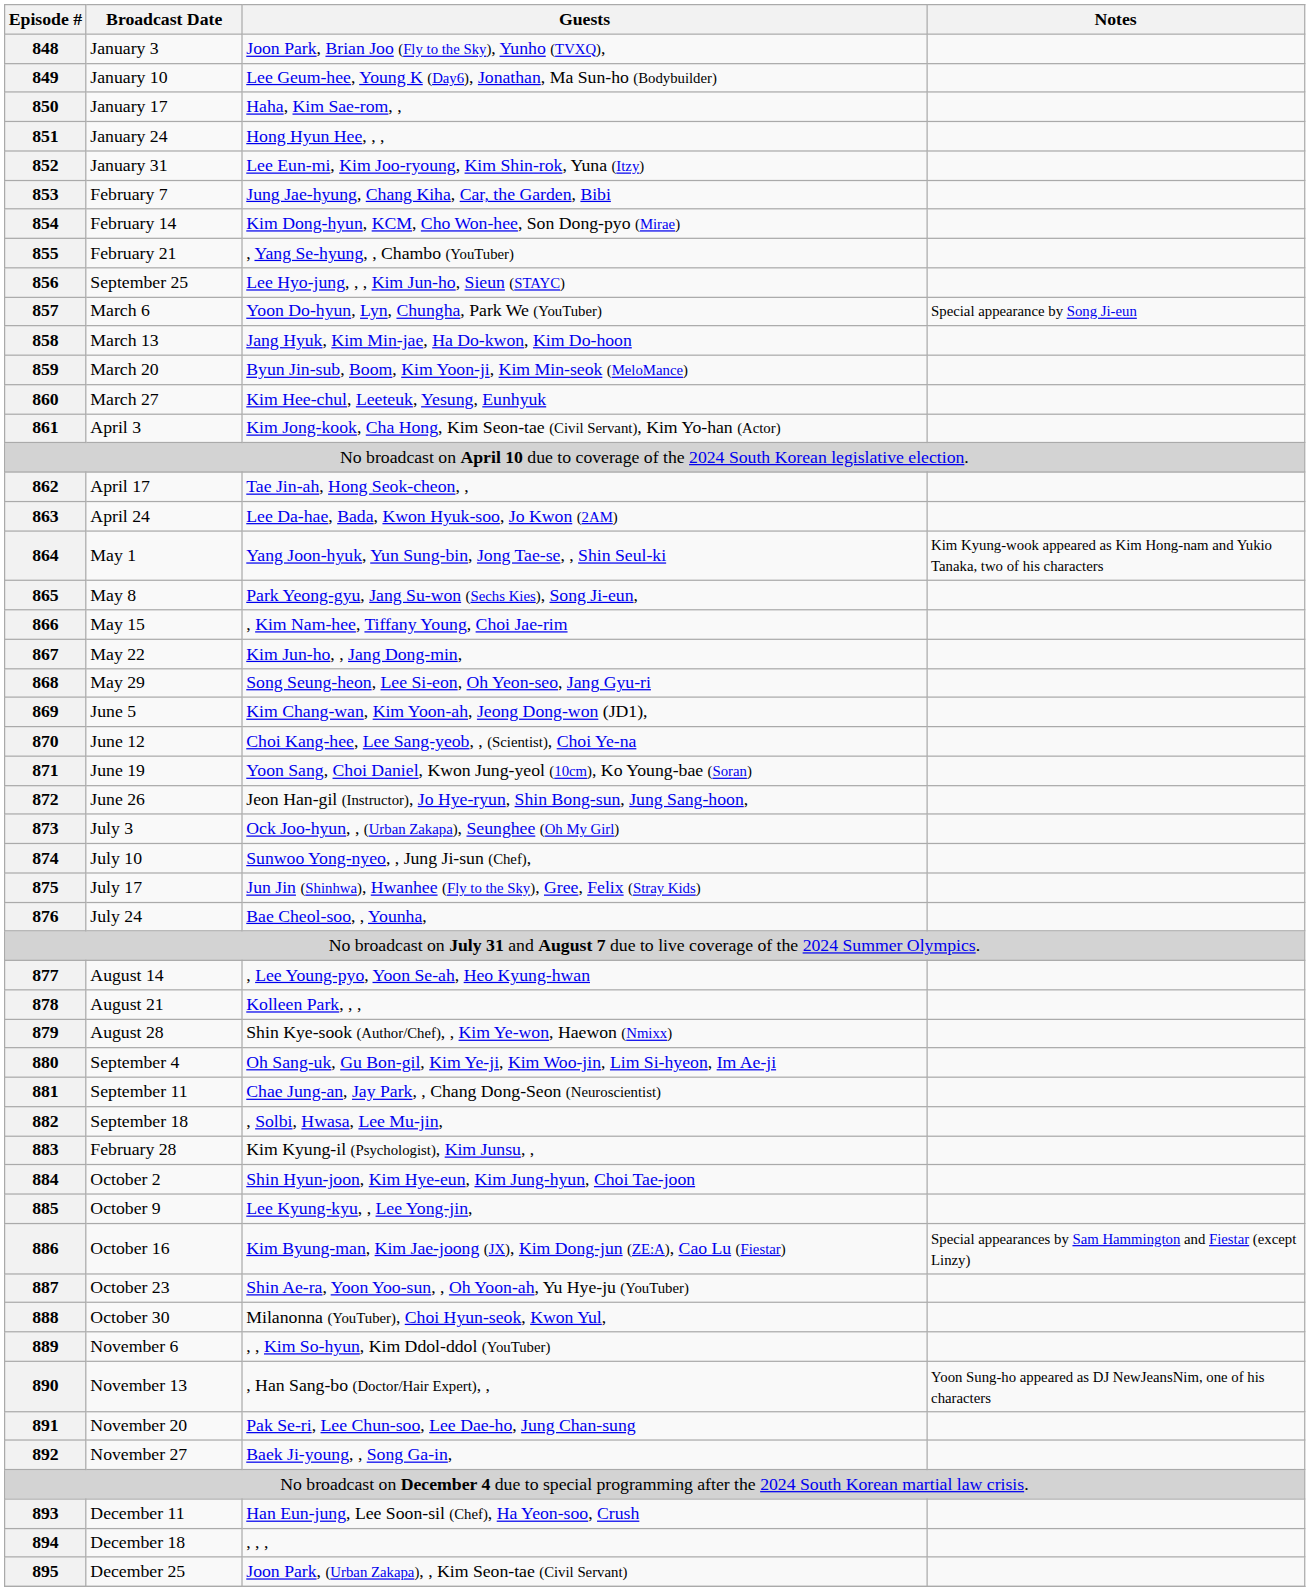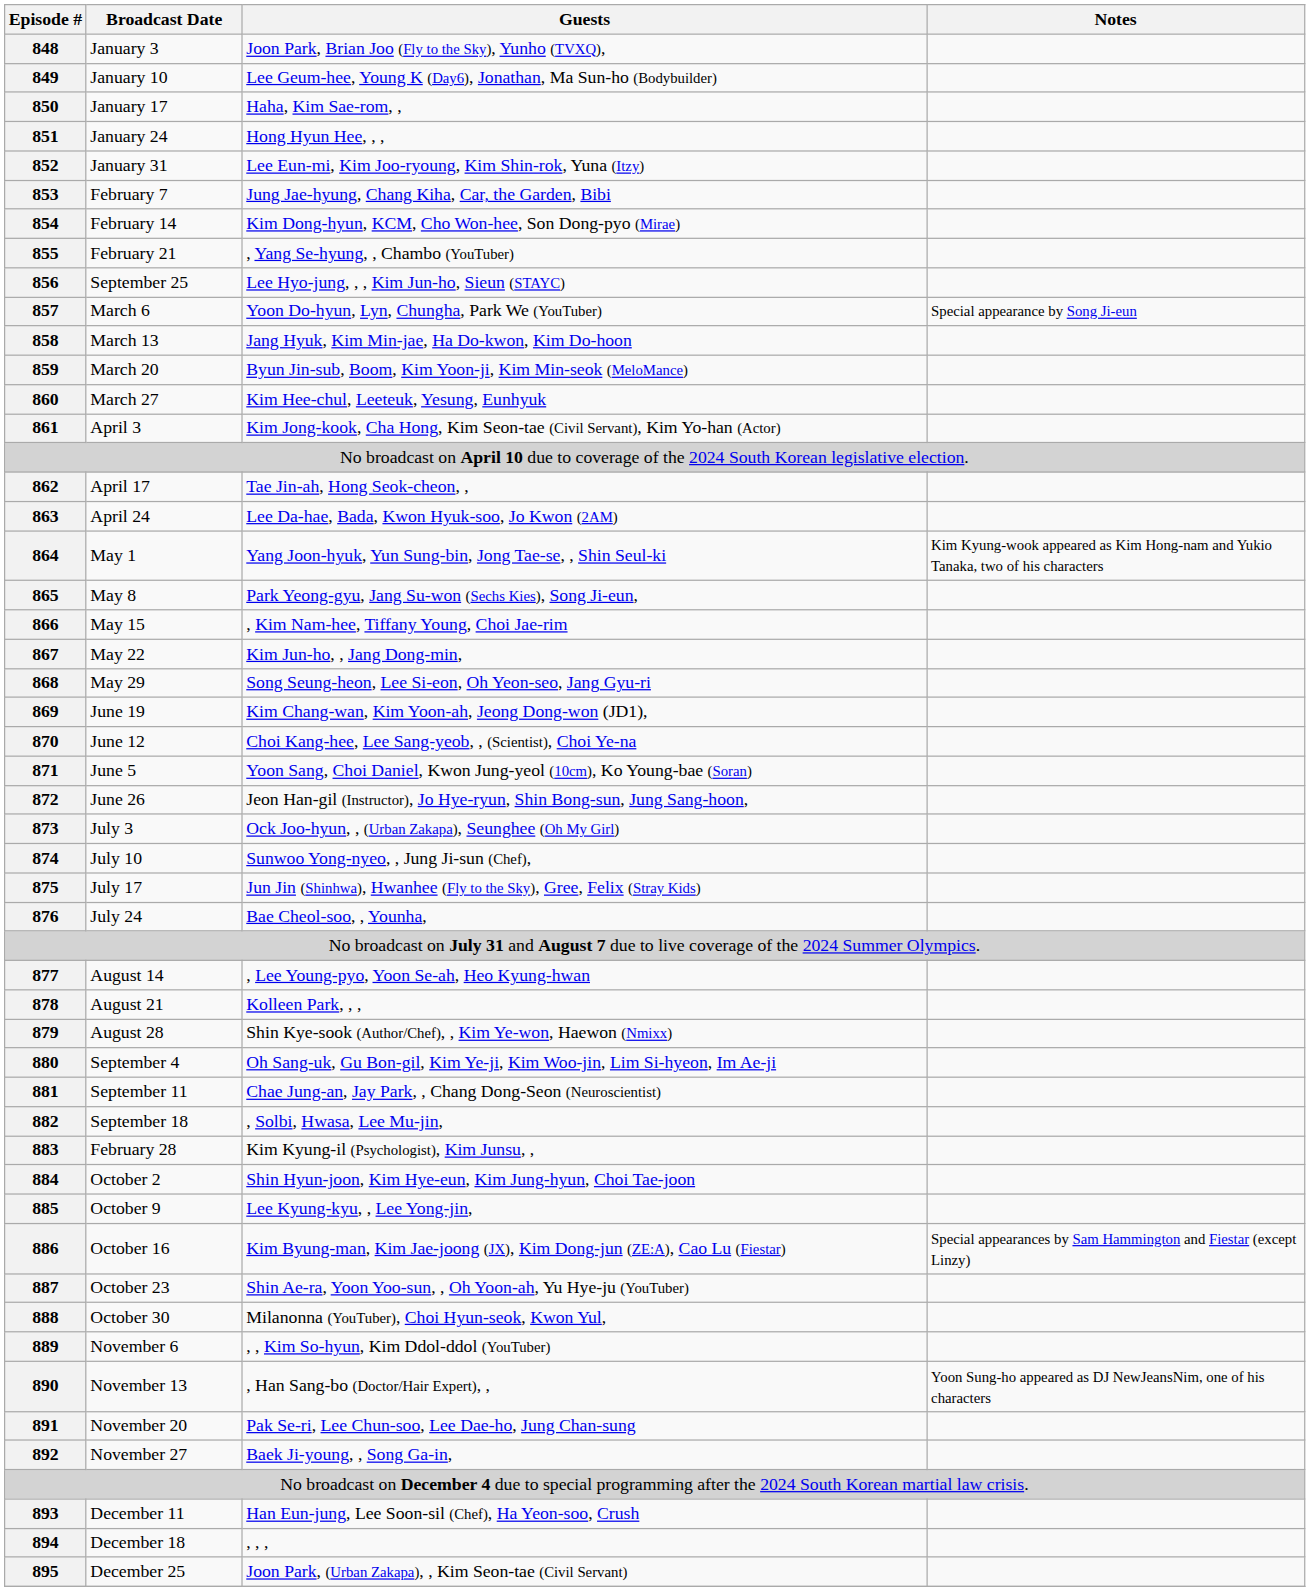(113, 712) June 5 -> (118, 712) June 19
(118, 770) June 19 -> (113, 770) June 5
